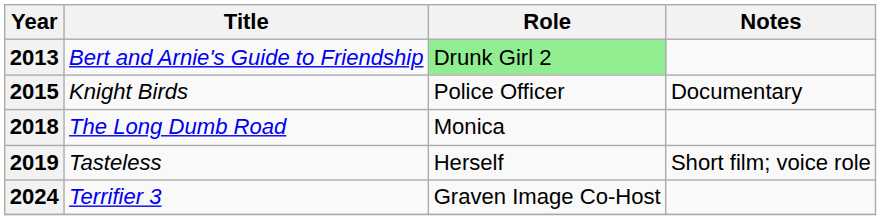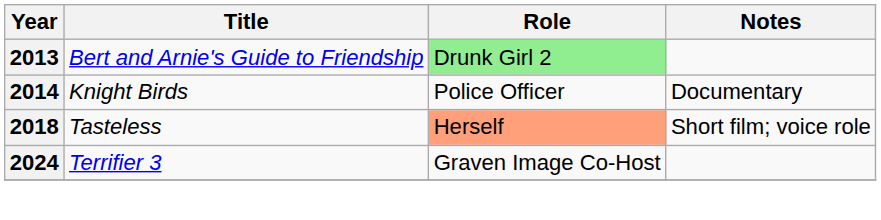(34, 92) 2015 -> (34, 92) 2014
- row: (178, 127)
(34, 162) 2019 -> (34, 127) 2018
(469, 162) no background -> (469, 127) lightsalmon background
